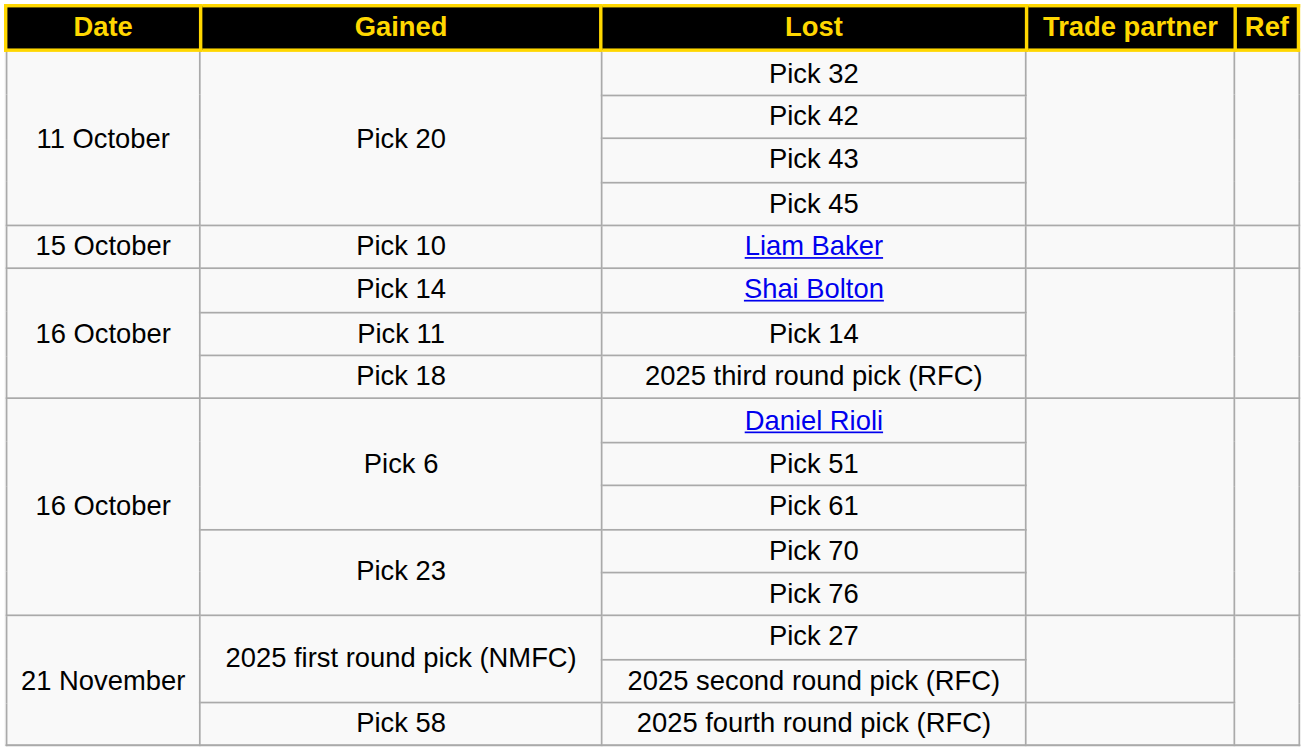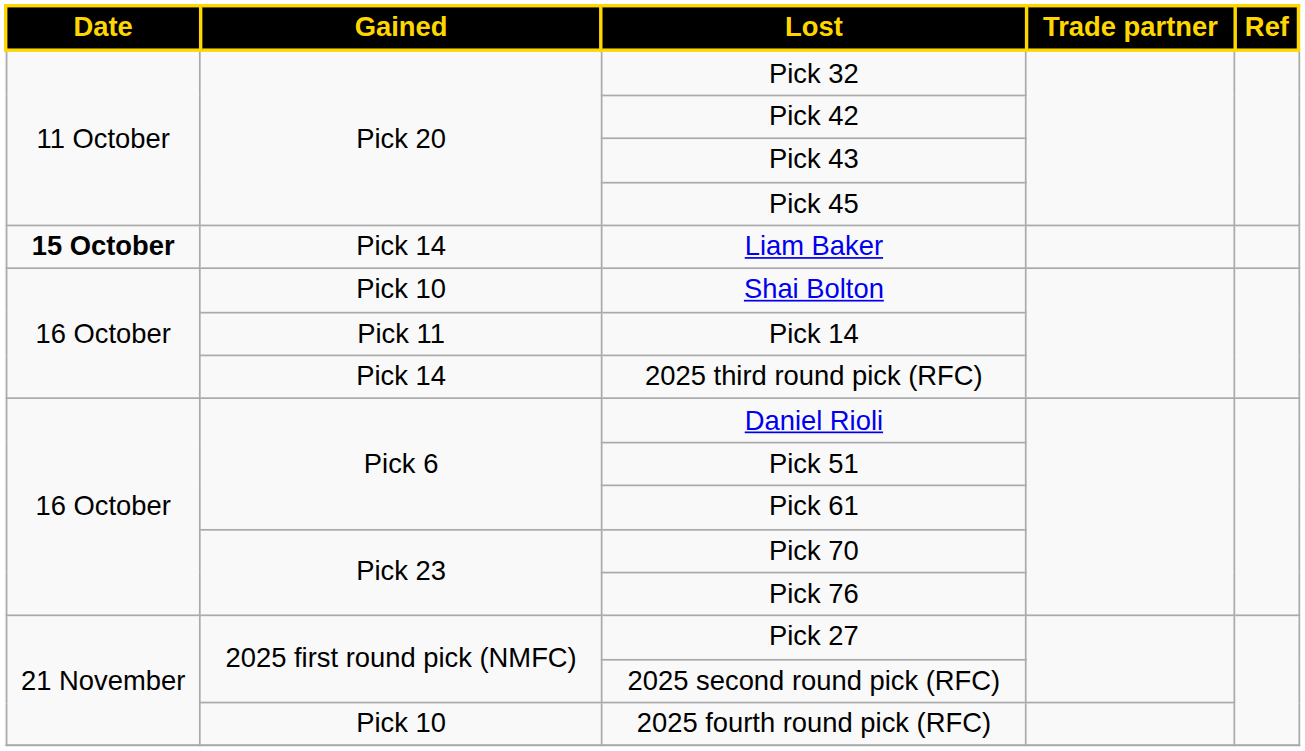(103, 246) normal -> (103, 246) bold
(401, 246) Pick 10 -> (401, 246) Pick 14
(401, 289) Pick 14 -> (401, 289) Pick 10
(401, 376) Pick 18 -> (401, 376) Pick 14
(401, 723) Pick 58 -> (401, 723) Pick 10
